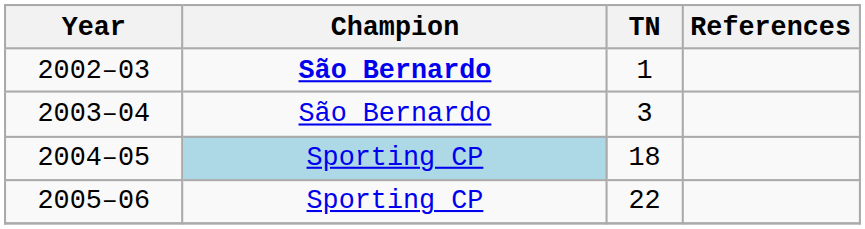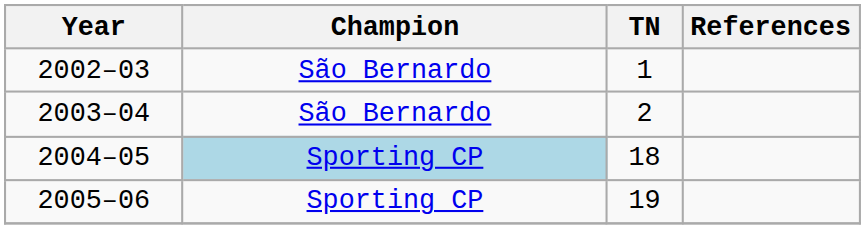(395, 70) bold -> (395, 70) normal
(645, 114) 3 -> (645, 114) 2
(645, 201) 22 -> (645, 201) 19
